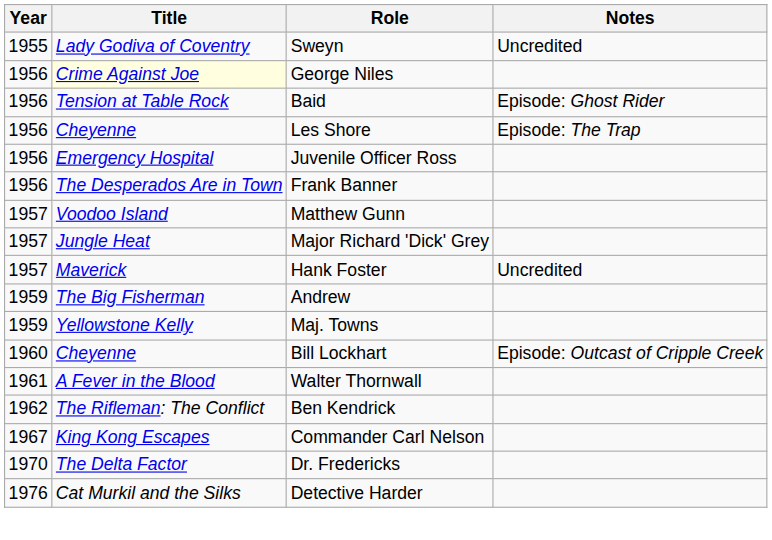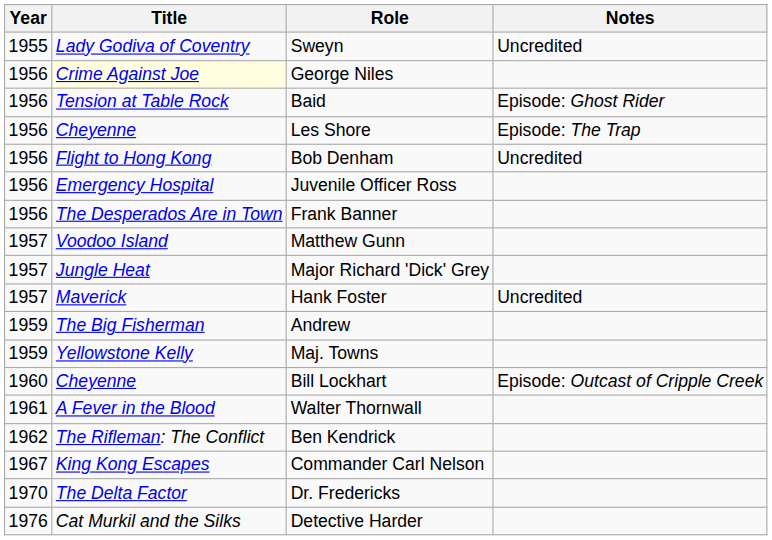+ row: (342, 158)
